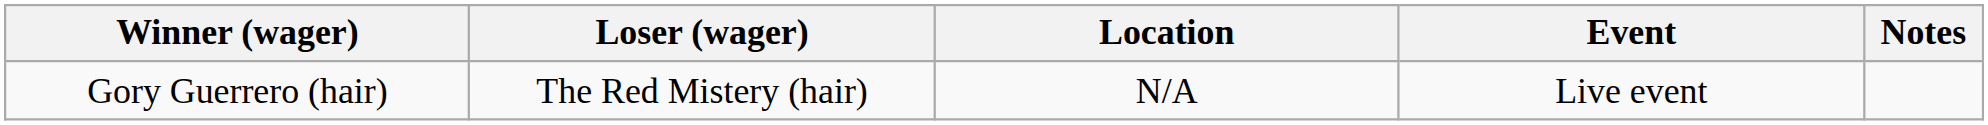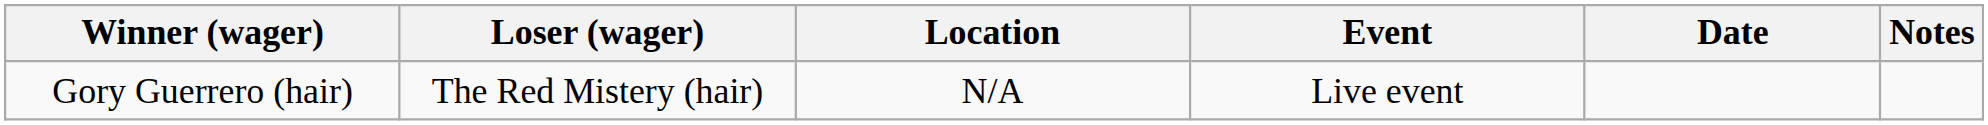+ column: (1733, 32)
